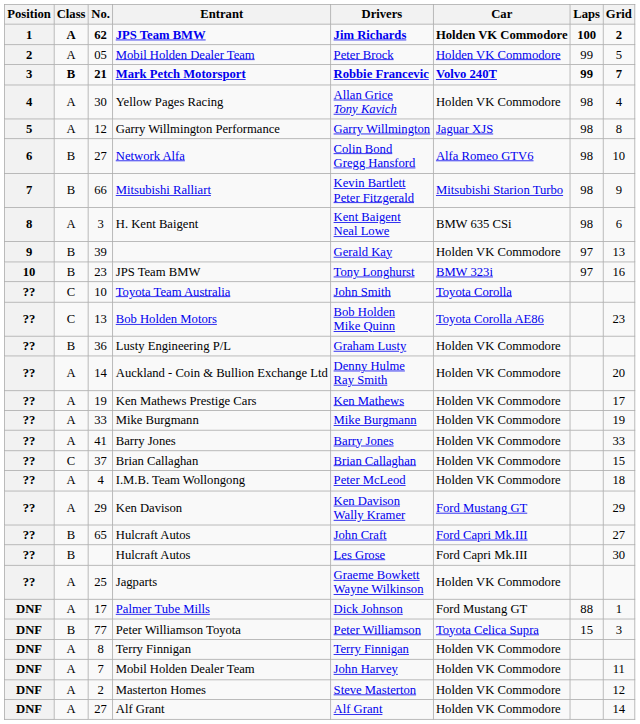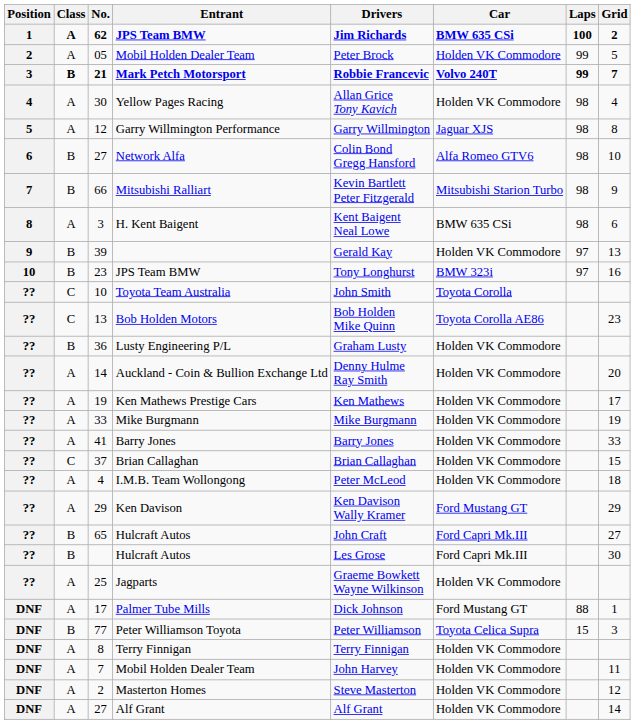(502, 34) Holden VK Commodore -> (475, 34) BMW 635 CSi
